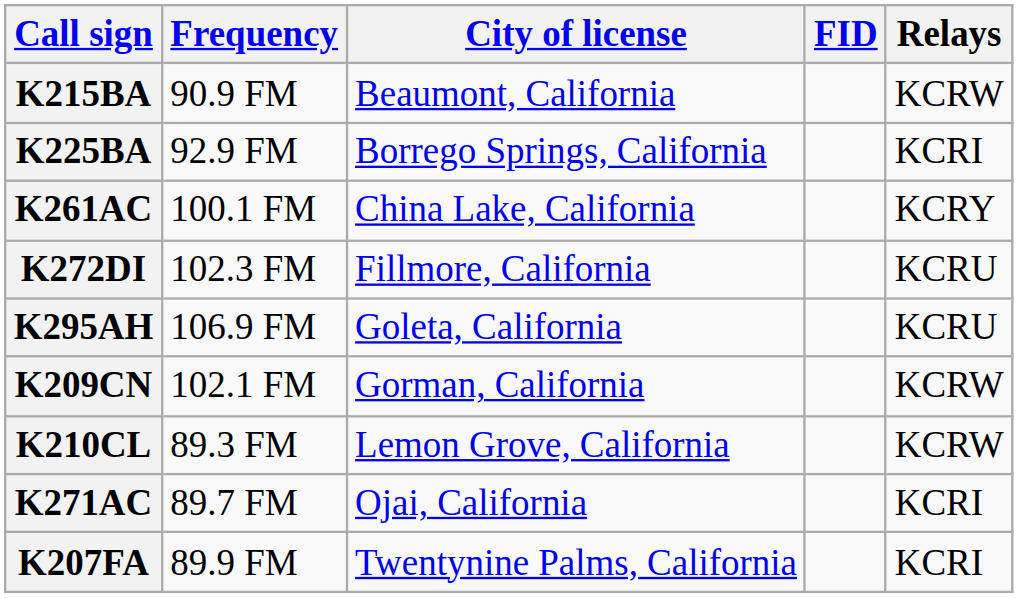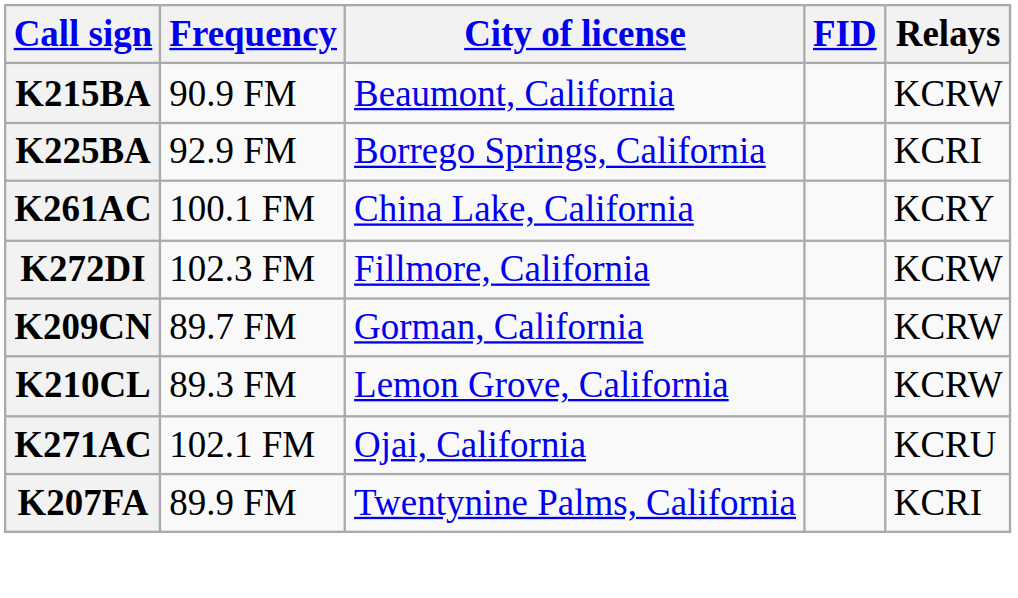(946, 268) KCRU -> (948, 268) KCRW
- row: (83, 326)
(243, 385) 102.1 FM -> (233, 326) 89.7 FM
(234, 502) 89.7 FM -> (242, 444) 102.1 FM
(939, 502) KCRI -> (945, 444) KCRU
